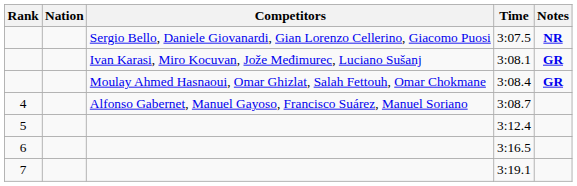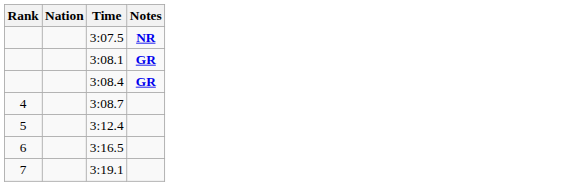- column: (290, 15)
